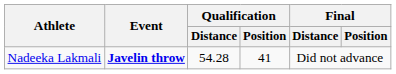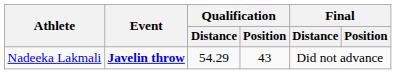(214, 58) 54.28 -> (214, 58) 54.29
(265, 58) 41 -> (265, 58) 43
